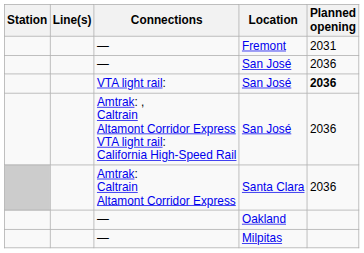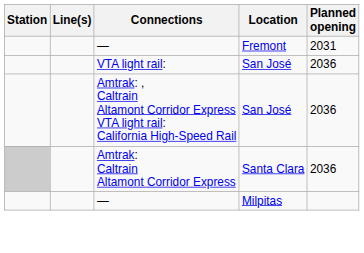- row: (103, 64)
(323, 83) bold -> (323, 64) normal
- row: (103, 219)
